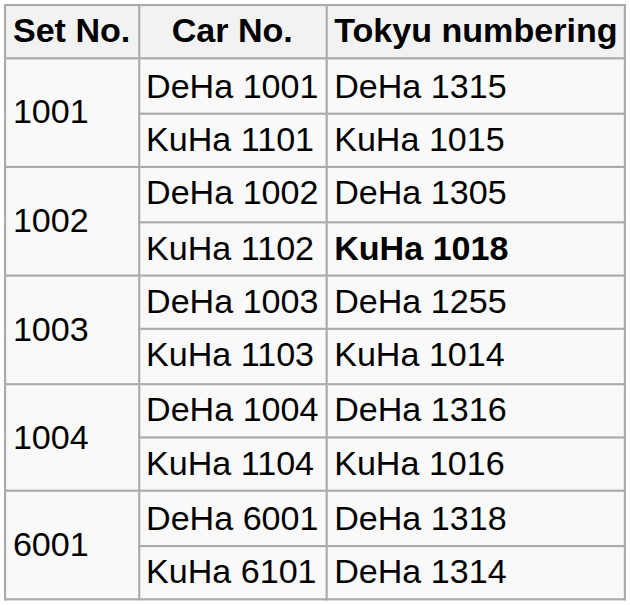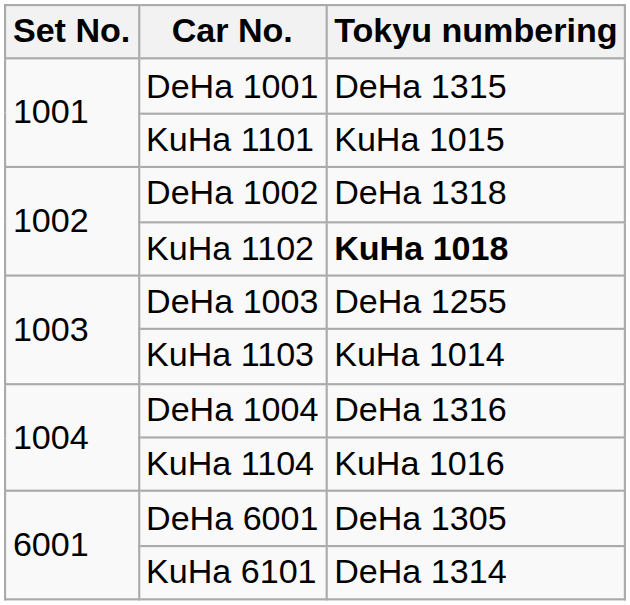(420, 193) DeHa 1305 -> (420, 193) DeHa 1318
(420, 517) DeHa 1318 -> (420, 517) DeHa 1305
